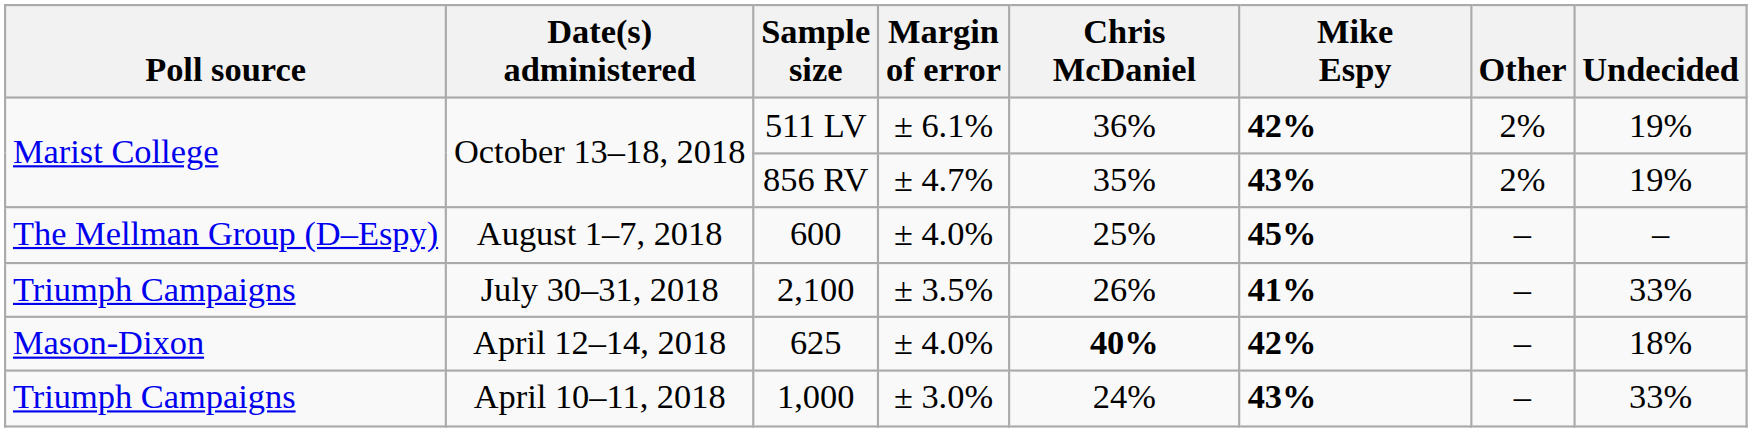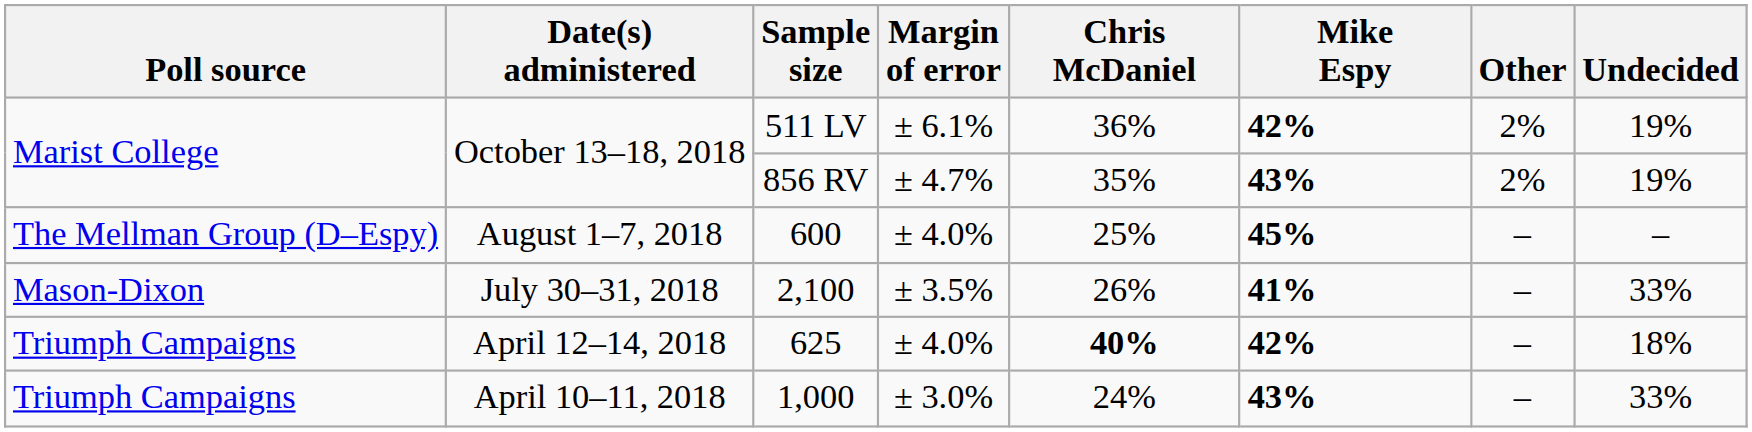(154, 288) Triumph Campaigns -> (109, 288) Mason-Dixon
(109, 343) Mason-Dixon -> (154, 343) Triumph Campaigns
